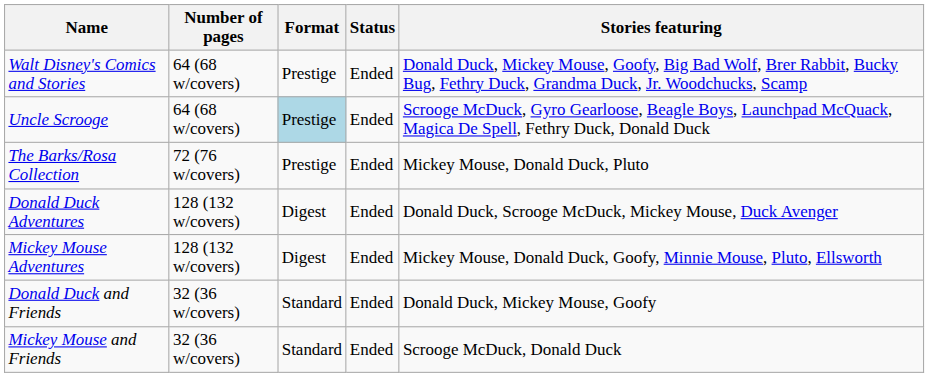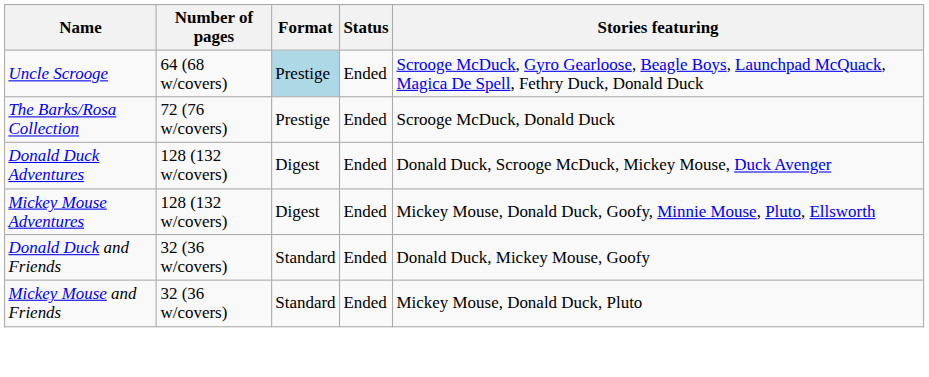- row: (82, 73)
(526, 165) Mickey Mouse, Donald Duck, Pluto -> (506, 119) Scrooge McDuck, Donald Duck
(512, 349) Scrooge McDuck, Donald Duck -> (519, 303) Mickey Mouse, Donald Duck, Pluto
